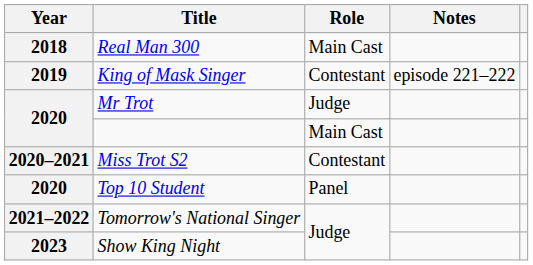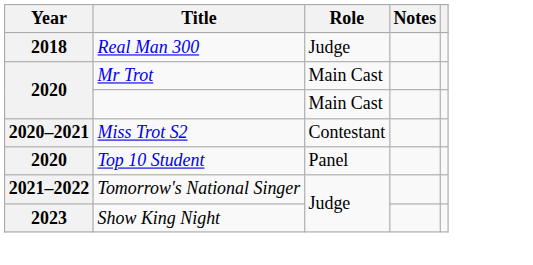(346, 47) Main Cast -> (329, 47) Judge
- row: (172, 75)
(329, 103) Judge -> (346, 75) Main Cast
